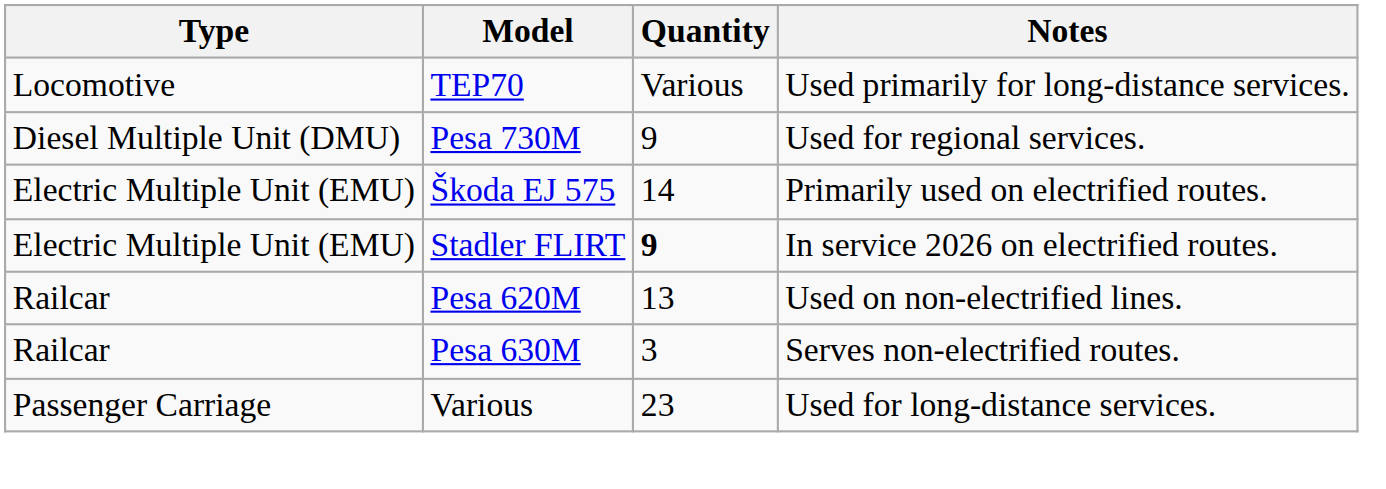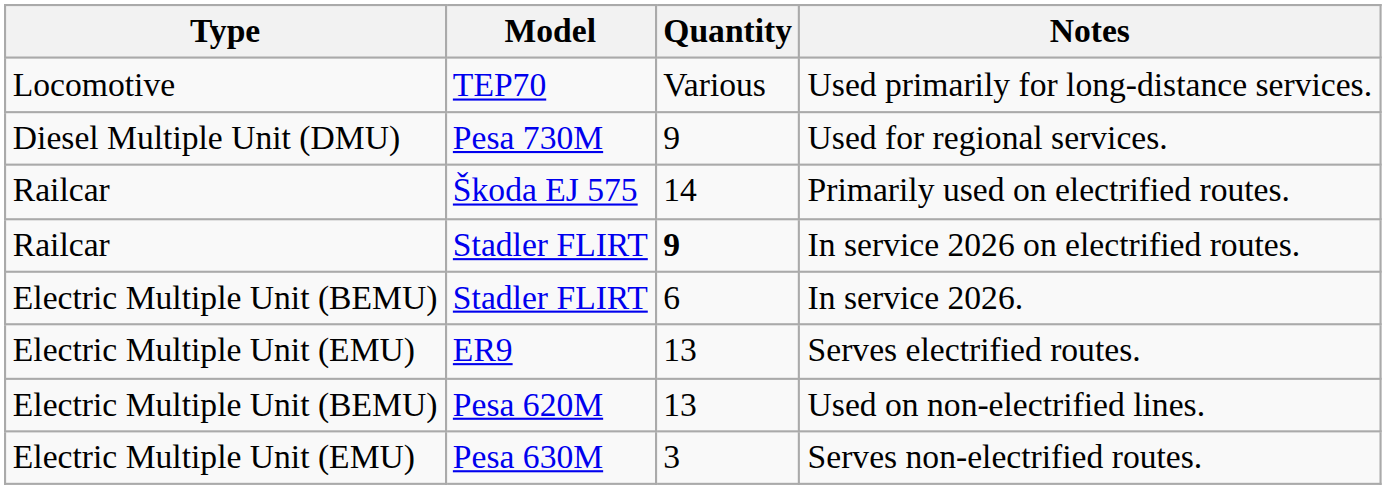(214, 191) Electric Multiple Unit (EMU) -> (61, 191) Railcar
(214, 244) Electric Multiple Unit (EMU) -> (61, 244) Railcar
+ row: (915, 297)
+ row: (974, 350)
(61, 297) Railcar -> (225, 404) Electric Multiple Unit (BEMU)
(61, 350) Railcar -> (214, 457) Electric Multiple Unit (EMU)
- row: (1001, 404)
